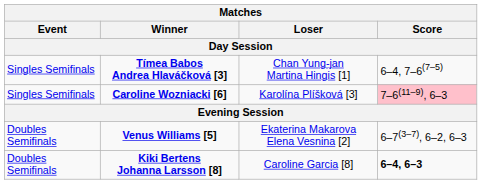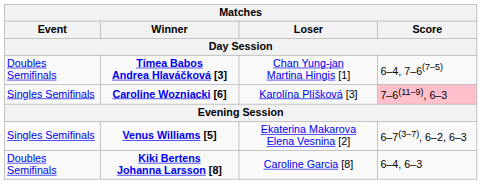(51, 70) Singles Semifinals -> (32, 70) Doubles Semifinals
(32, 135) Doubles Semifinals -> (51, 135) Singles Semifinals
(401, 165) bold -> (401, 165) normal
